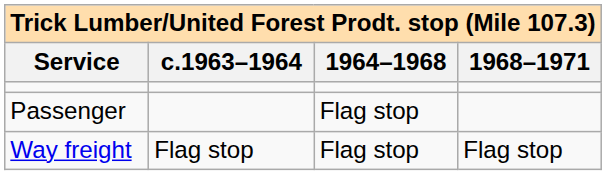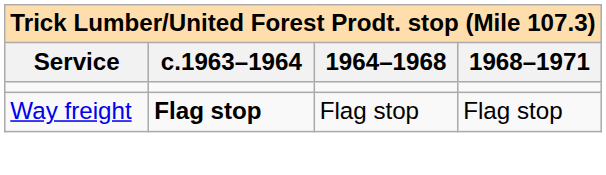- row: (68, 111)
(204, 149) normal -> (208, 111) bold
